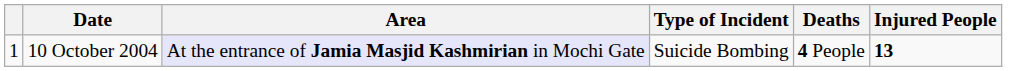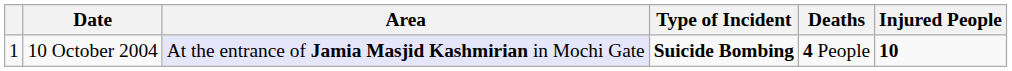(721, 50) normal -> (724, 50) bold
(884, 50) 13 -> (889, 50) 10
